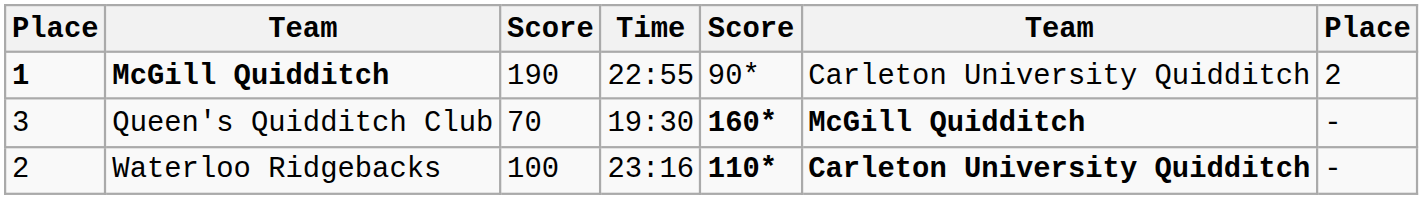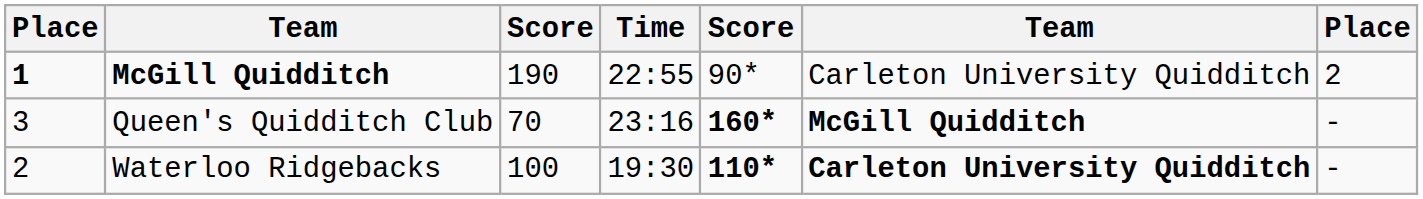(651, 123) 19:30 -> (651, 123) 23:16
(651, 170) 23:16 -> (651, 170) 19:30
